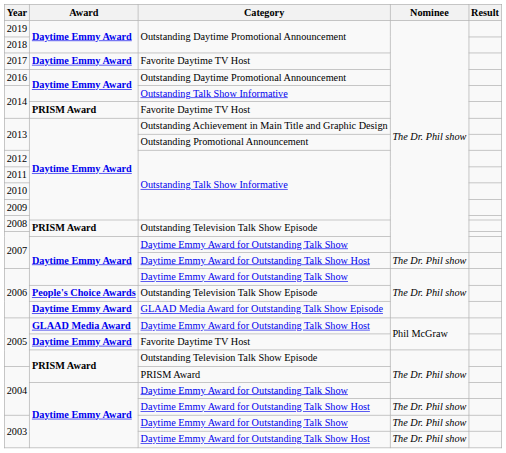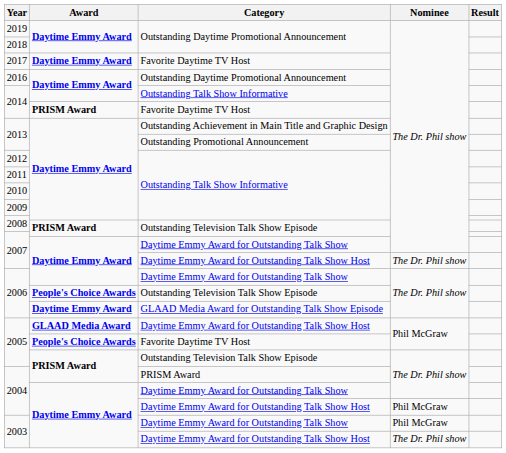(82, 342) Daytime Emmy Award -> (84, 342) People's Choice Awards
(429, 407) The Dr. Phil show -> (420, 407) Phil McGraw
(429, 423) The Dr. Phil show -> (420, 423) Phil McGraw
